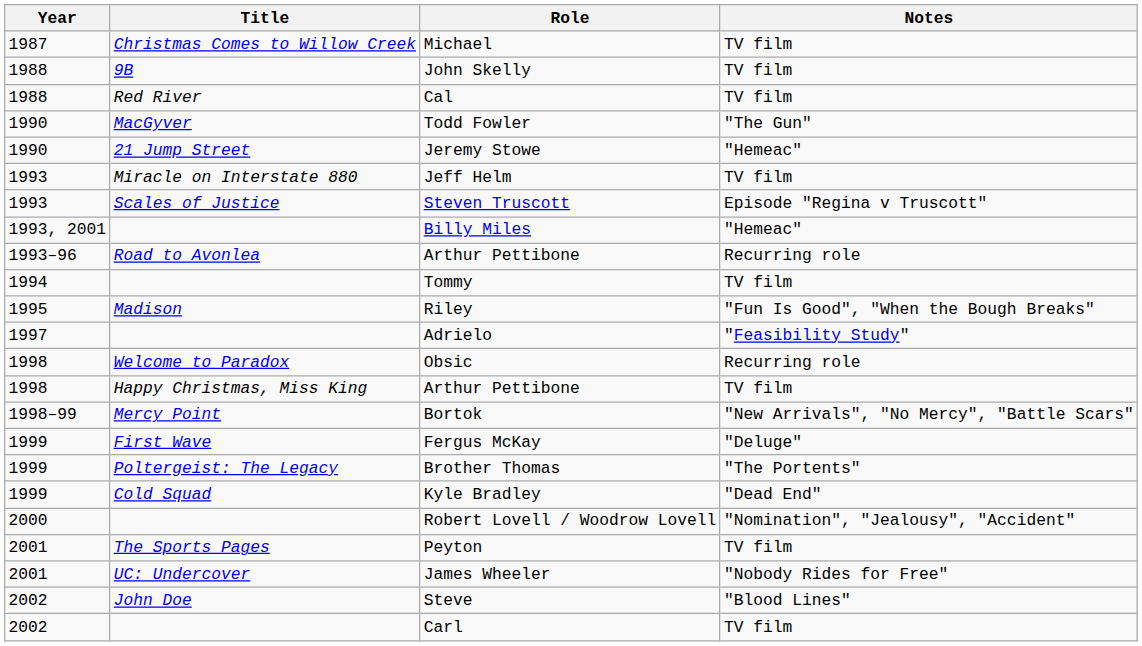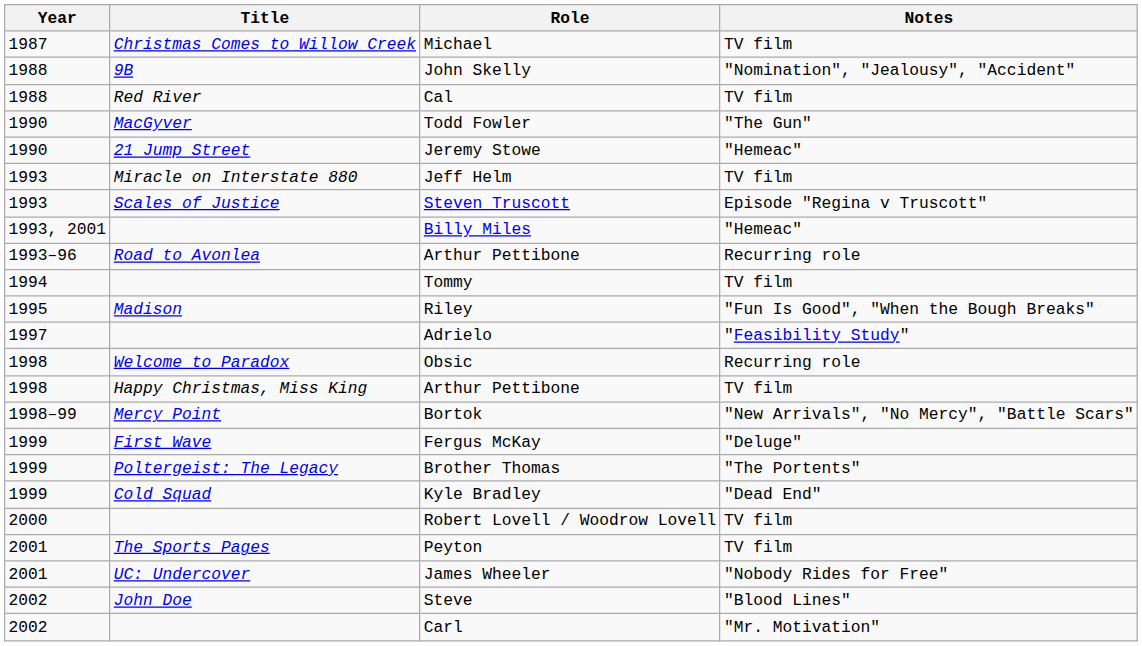(758, 71) TV film -> (900, 71) "Nomination", "Jealousy", "Accident"
(900, 521) "Nomination", "Jealousy", "Accident" -> (758, 521) TV film
(758, 627) TV film -> (802, 627) "Mr. Motivation"
